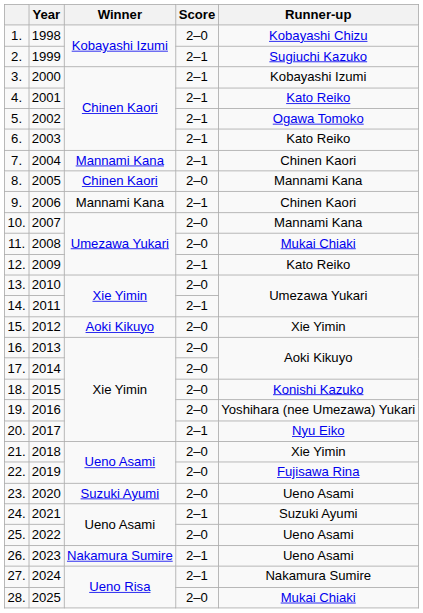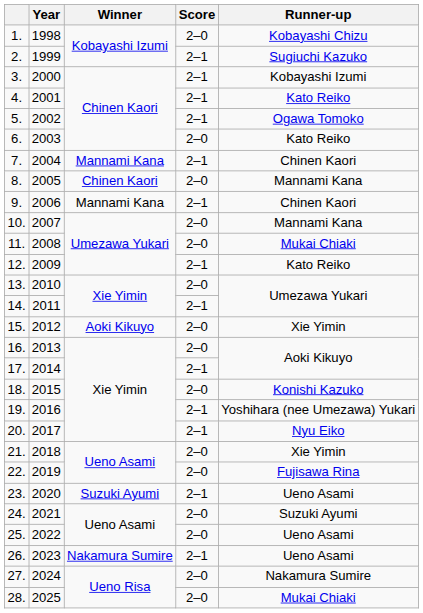(197, 139) 2–1 -> (197, 139) 2–0
(197, 368) 2–0 -> (197, 368) 2–1
(197, 410) 2–0 -> (197, 410) 2–1
(197, 493) 2–0 -> (197, 493) 2–1
(197, 514) 2–1 -> (197, 514) 2–0
(197, 576) 2–1 -> (197, 576) 2–0
